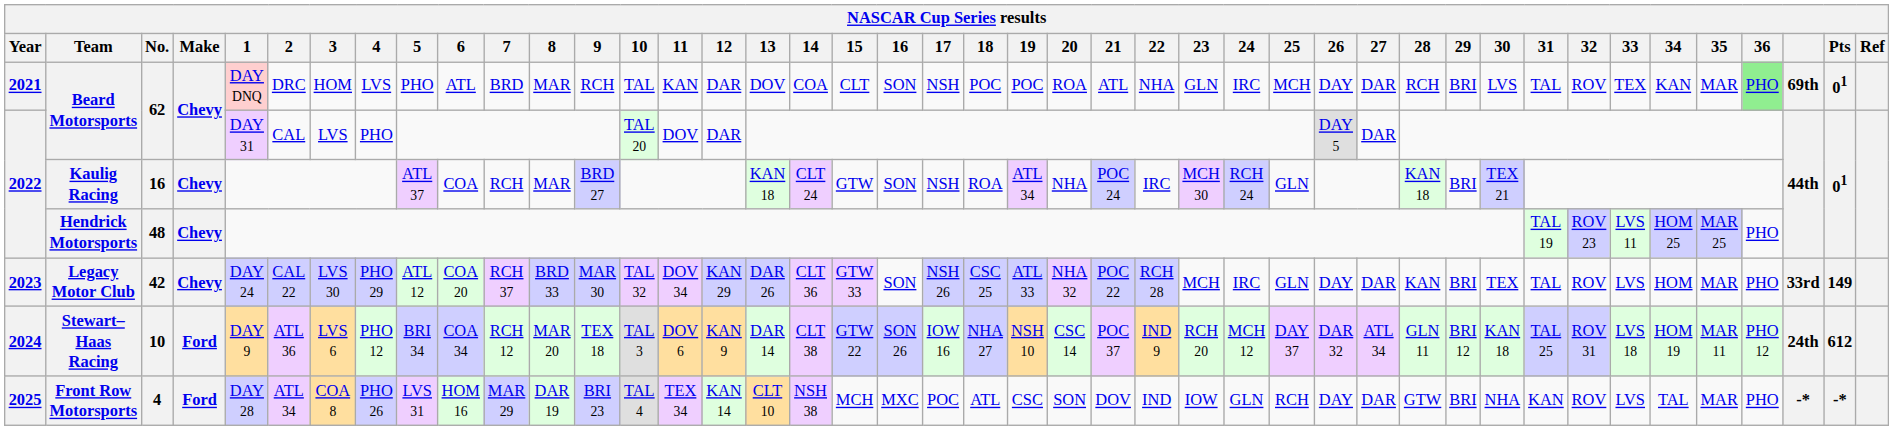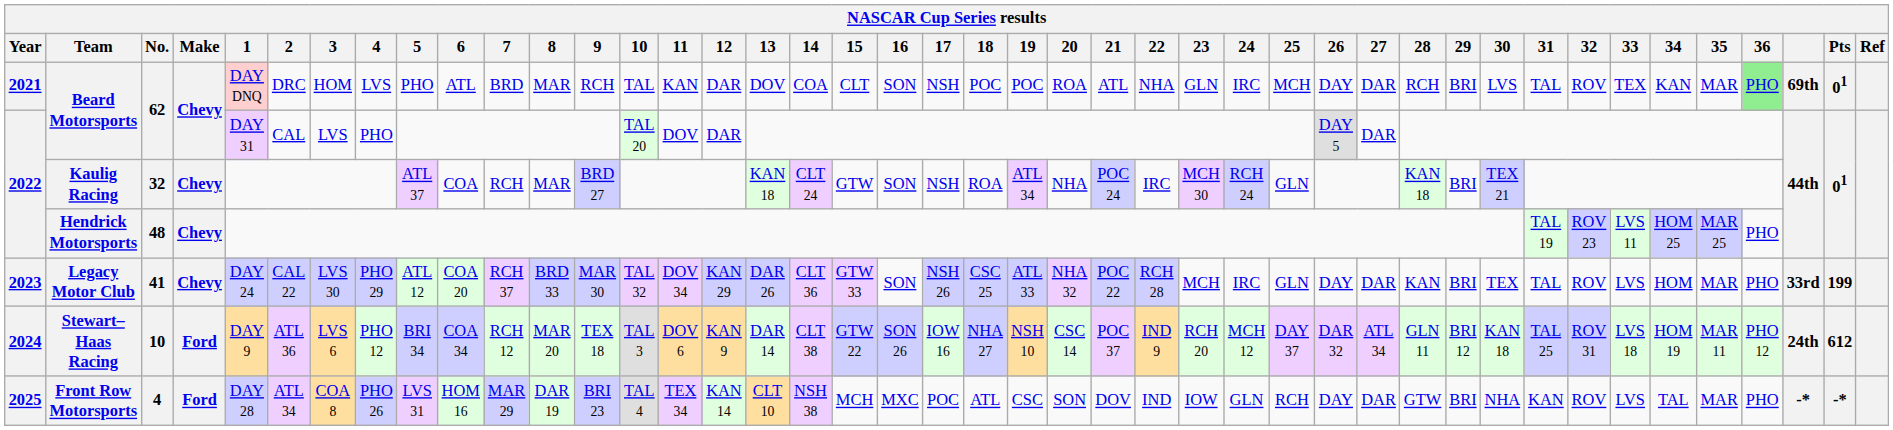(157, 183) 16 -> (157, 183) 32
(157, 282) 42 -> (157, 282) 41
(1840, 282) 149 -> (1840, 282) 199
